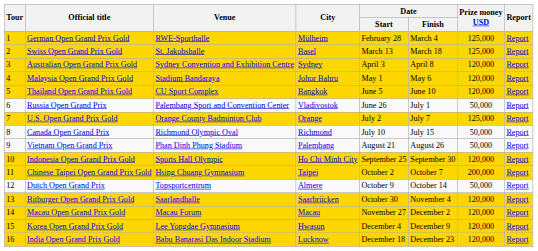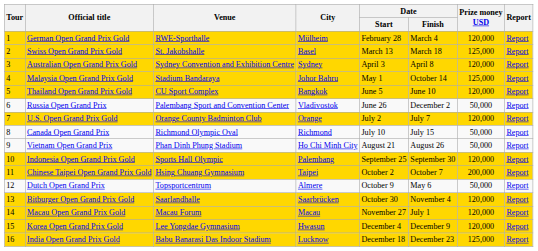(481, 37) 125,000 -> (481, 37) 120,000
(421, 78) May 6 -> (429, 78) October 14
(481, 78) 120,000 -> (481, 78) 125,000
(420, 105) July 1 -> (430, 105) December 2
(481, 118) 125,000 -> (481, 118) 120,000
(316, 145) Palembang -> (328, 145) Ho Chi Minh City
(328, 158) Ho Chi Minh City -> (316, 158) Palembang
(429, 185) October 14 -> (421, 185) May 6
(430, 212) December 2 -> (420, 212) July 1
(481, 239) 120,000 -> (481, 239) 125,000
